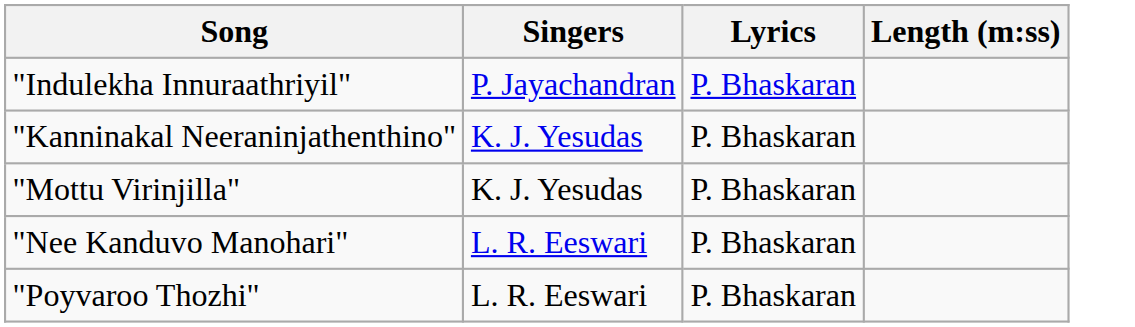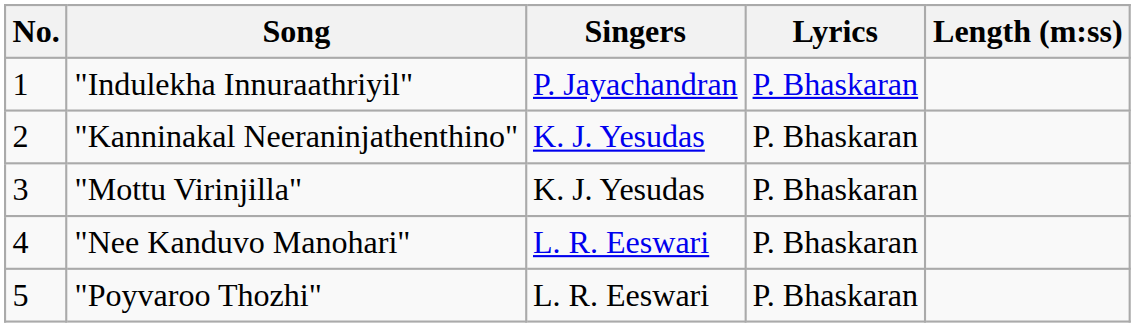+ column: (36, 31)
